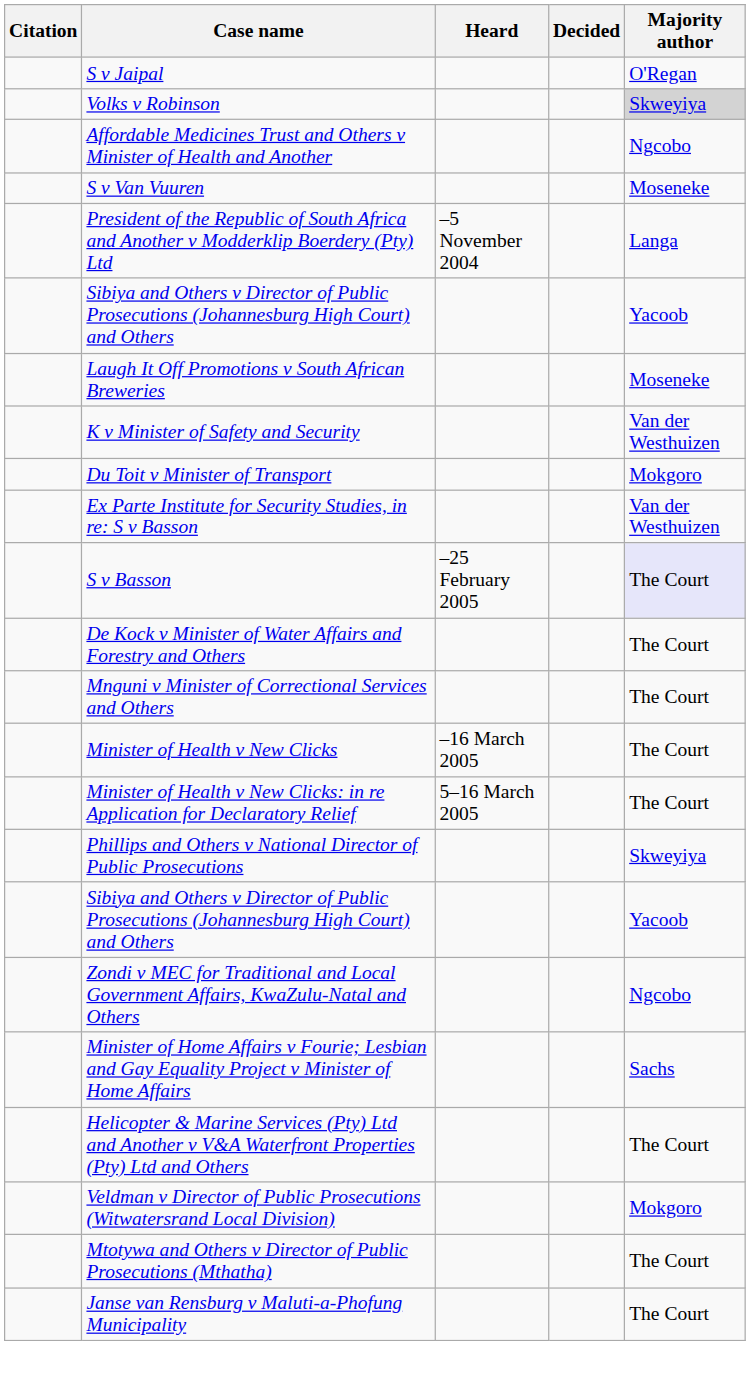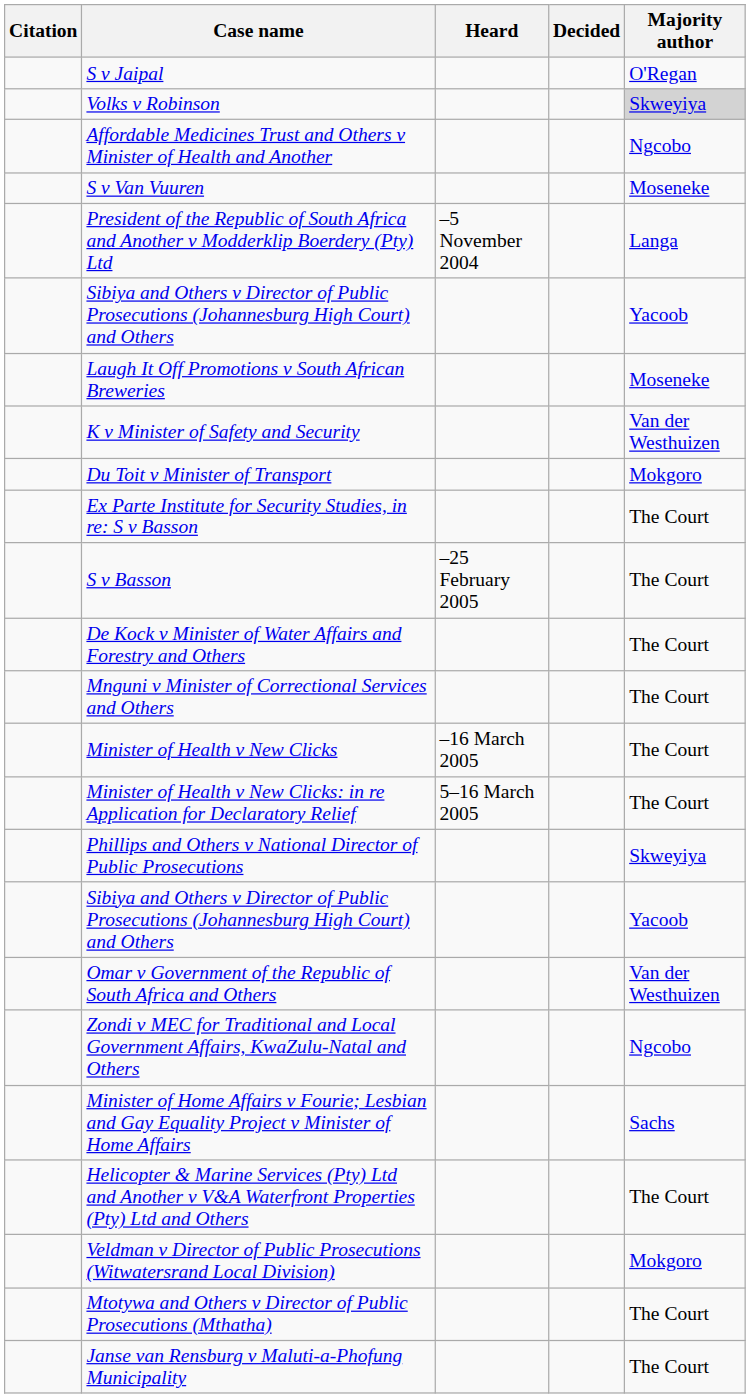(674, 516) Van der Westhuizen -> (669, 516) The Court
(669, 580) lavender background -> (669, 580) no background
+ row: (238, 983)
